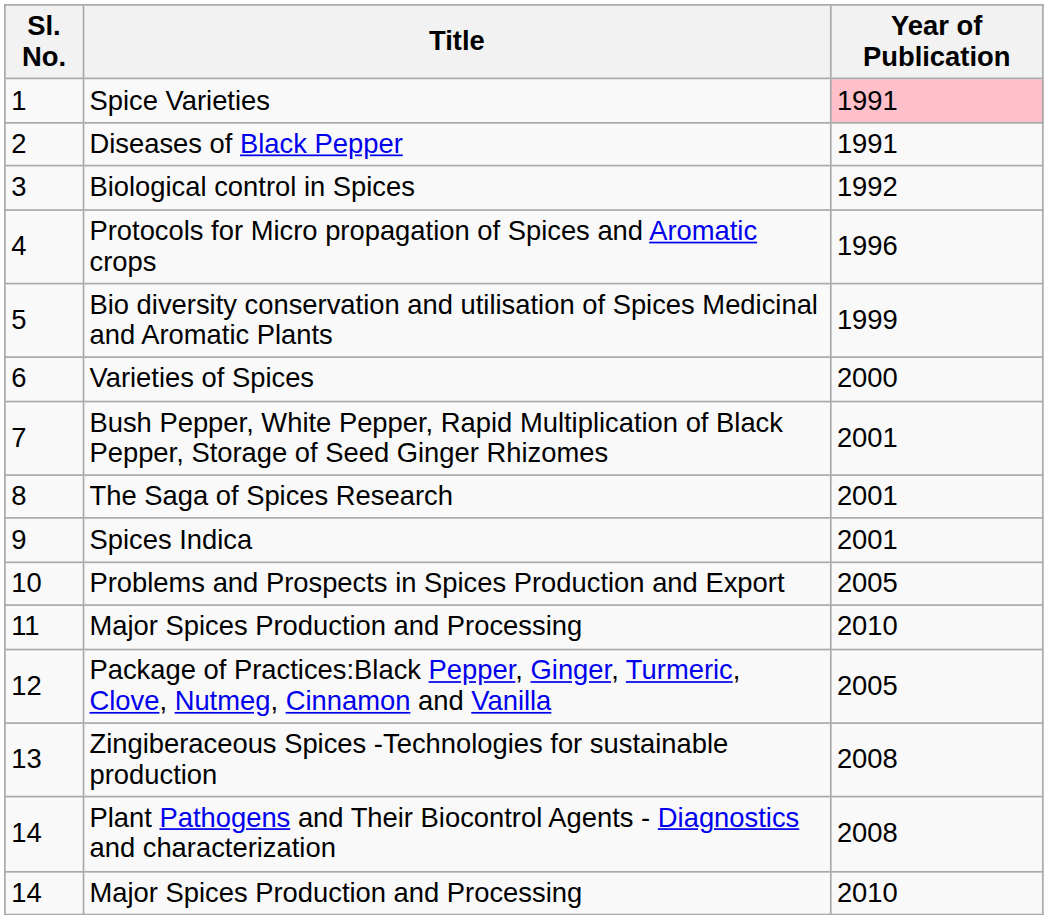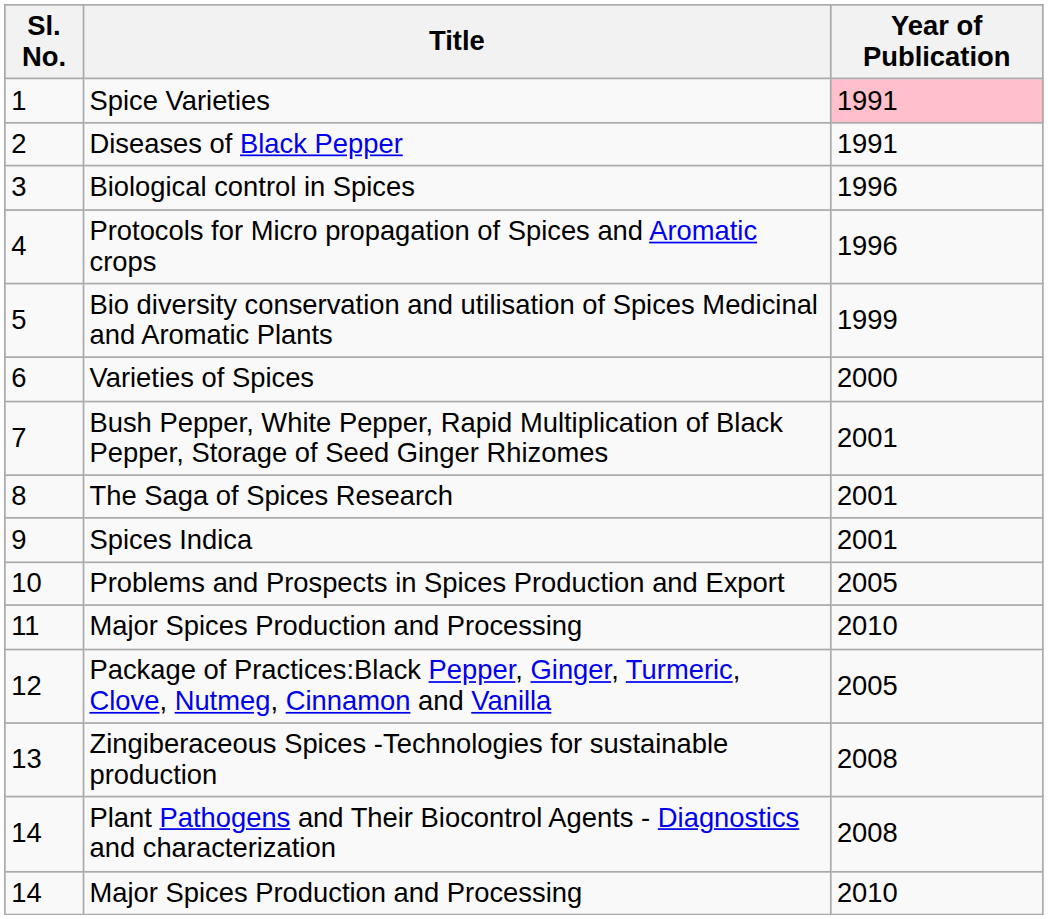(867, 187) 1992 -> (867, 187) 1996
